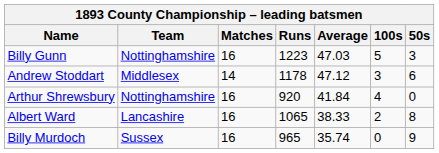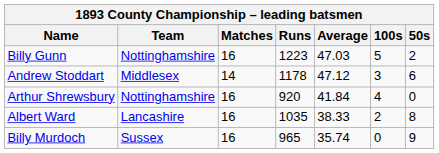(412, 55) 3 -> (412, 55) 2
(293, 117) 1065 -> (293, 117) 1035
